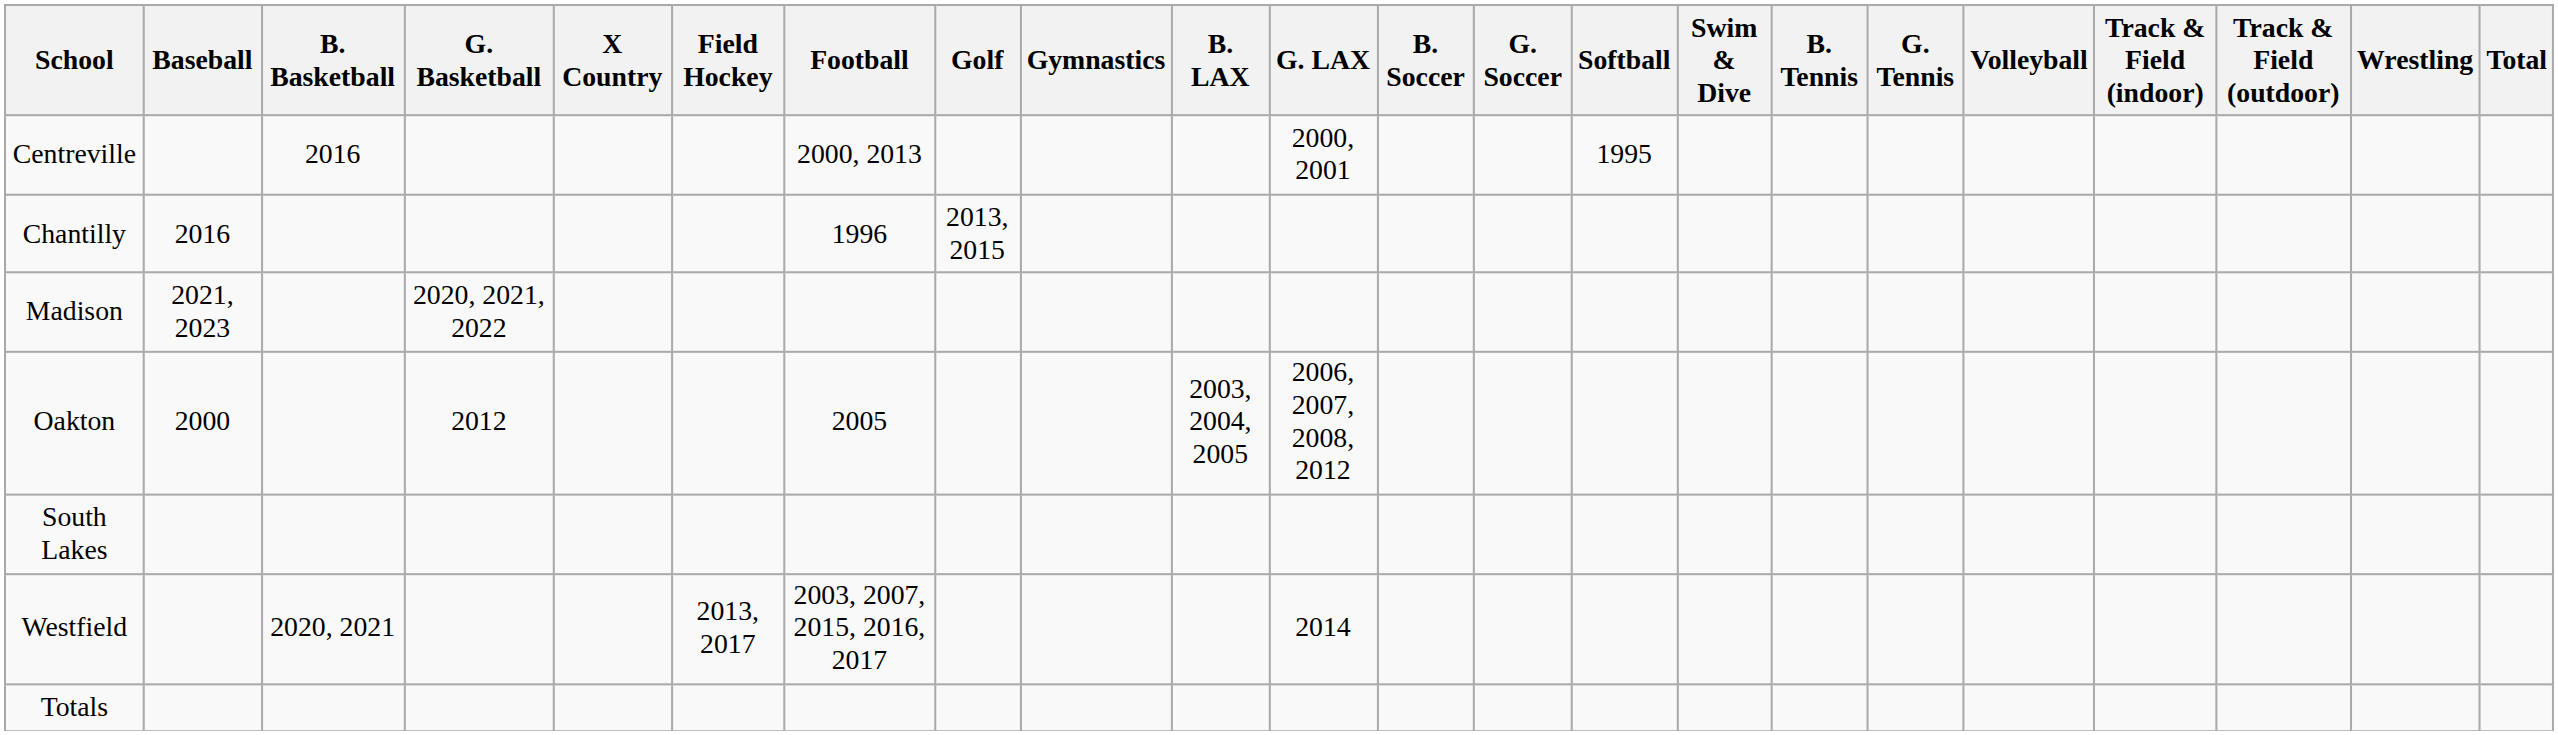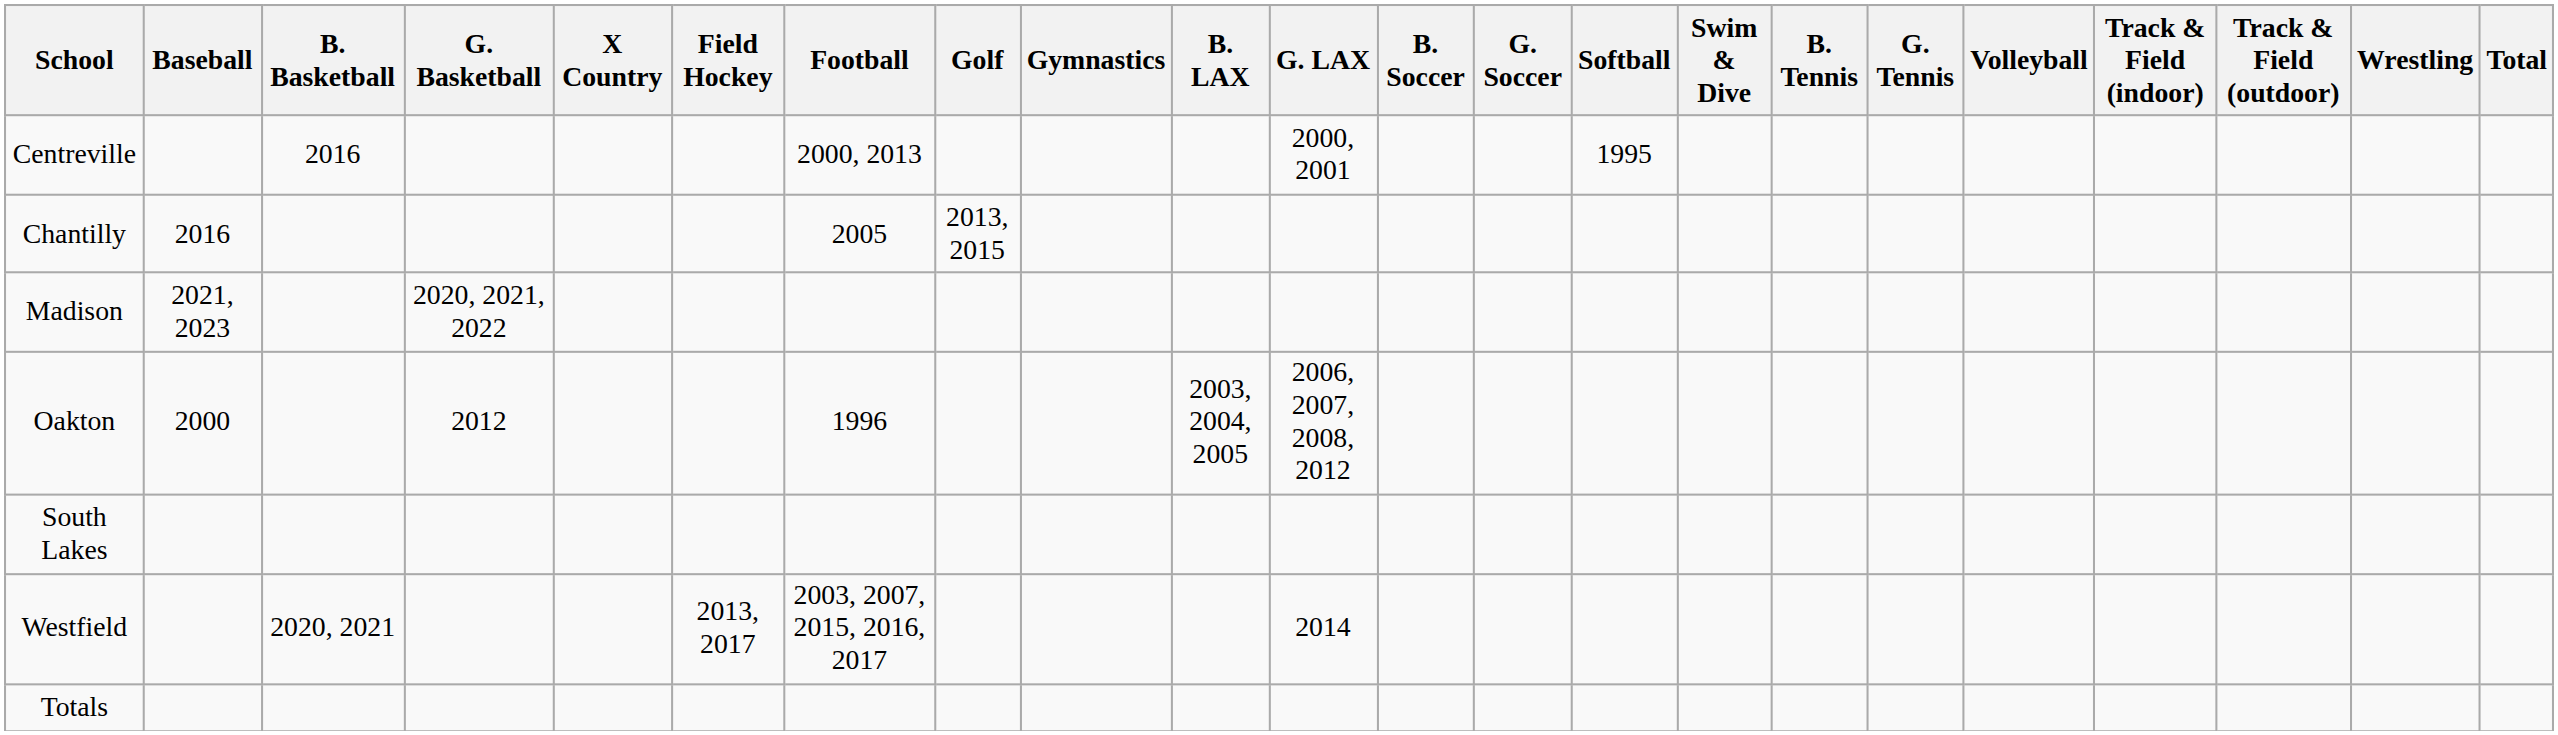(859, 232) 1996 -> (859, 232) 2005
(859, 422) 2005 -> (859, 422) 1996
